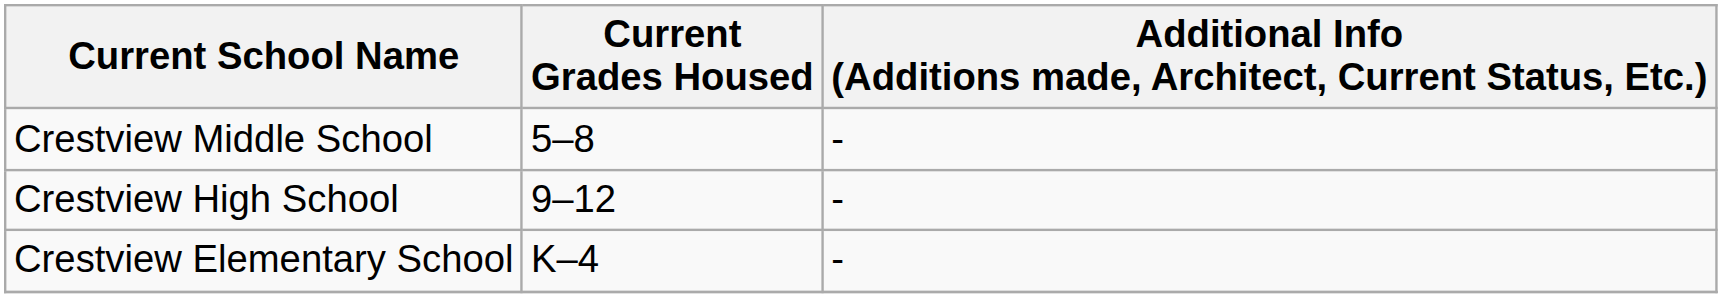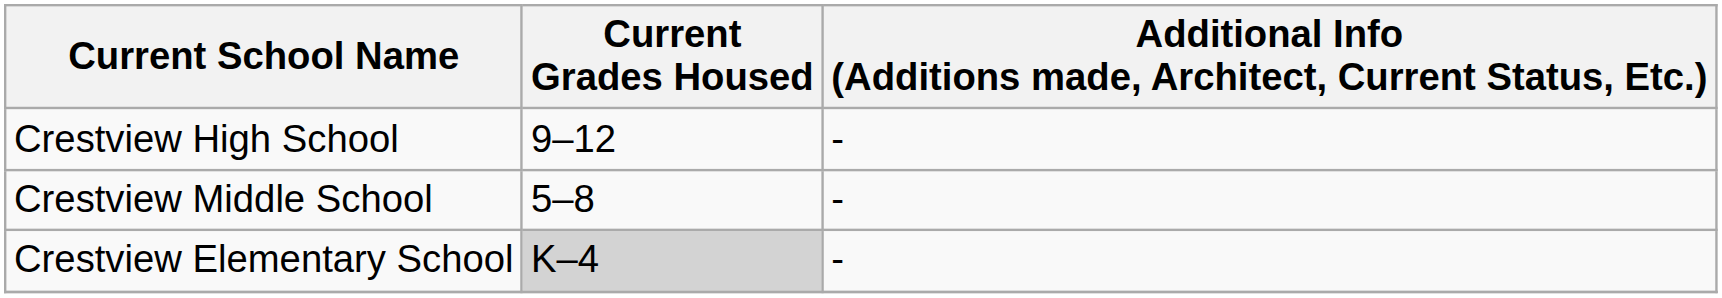rows swapped: (206, 199) <-> (223, 138)
(565, 259) no background -> (565, 259) lightgrey background
